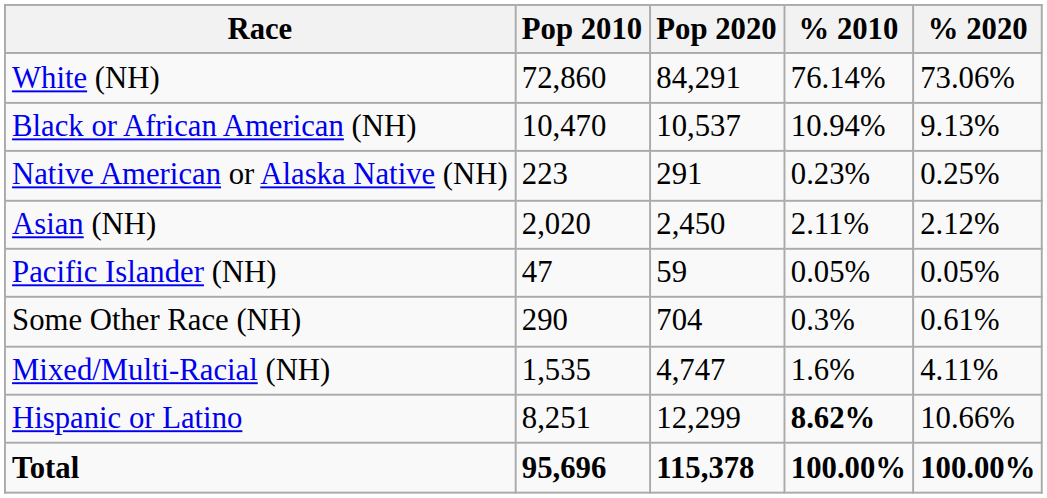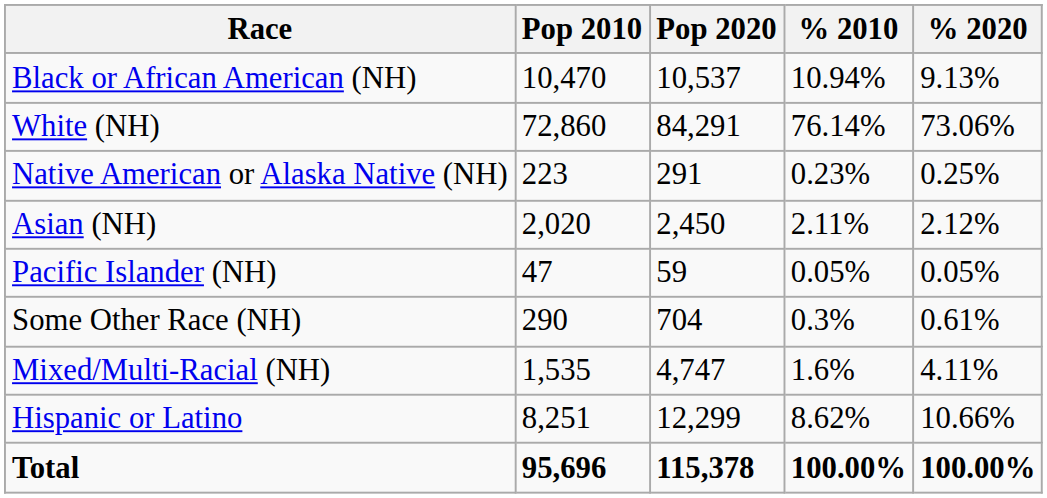rows swapped: (86, 77) <-> (214, 126)
(833, 418) bold -> (830, 418) normal
